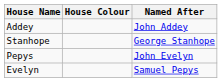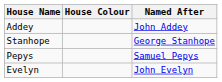(164, 56) John Evelyn -> (166, 56) Samuel Pepys
(166, 70) Samuel Pepys -> (164, 70) John Evelyn
